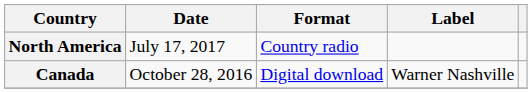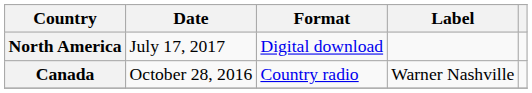(310, 46) Country radio -> (322, 46) Digital download
(322, 74) Digital download -> (310, 74) Country radio
